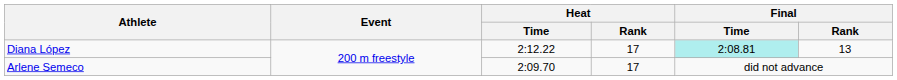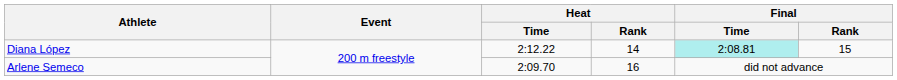(633, 49) 17 -> (633, 49) 14
(845, 49) 13 -> (845, 49) 15
(633, 67) 17 -> (633, 67) 16
